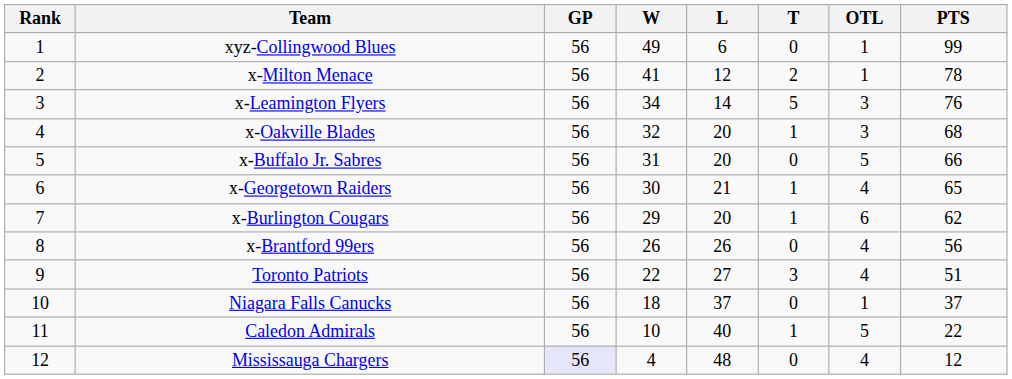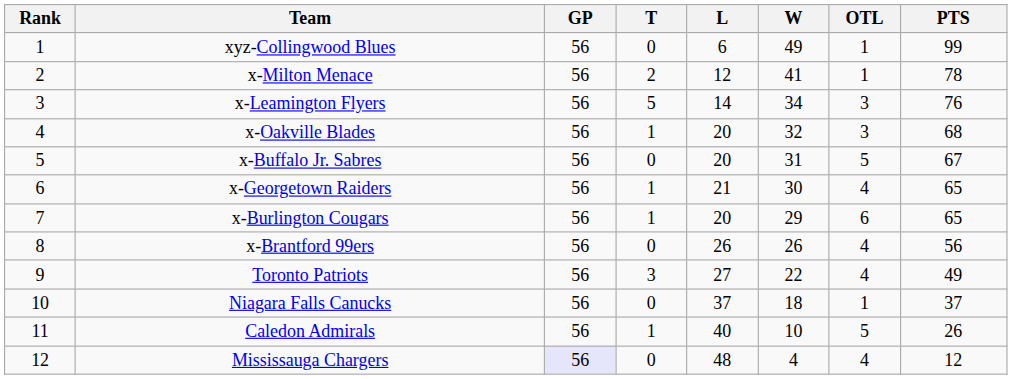columns swapped: (651, 18) <-> (793, 18)
(953, 160) 66 -> (953, 160) 67
(953, 217) 62 -> (953, 217) 65
(953, 274) 51 -> (953, 274) 49
(953, 331) 22 -> (953, 331) 26
